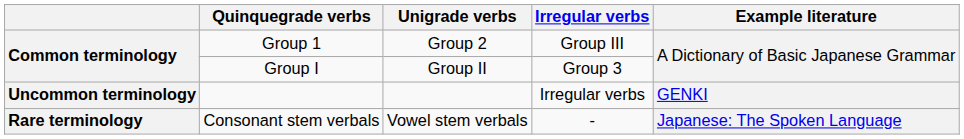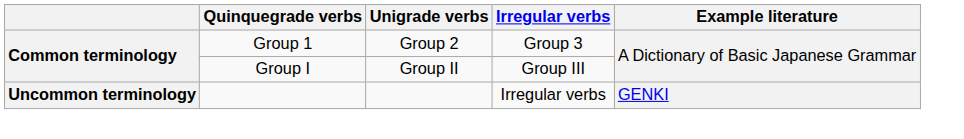(592, 43) Group III -> (553, 43) Group 3
(592, 69) Group 3 -> (553, 69) Group III
- row: (291, 120)
